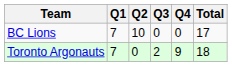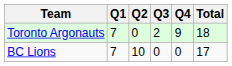rows swapped: (56, 52) <-> (31, 33)
